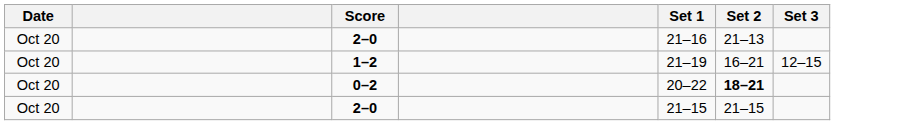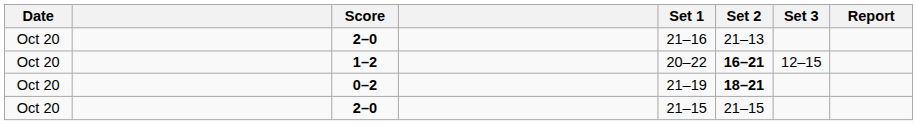+ column: (871, 16)
(687, 62) 21–19 -> (687, 62) 20–22
(744, 62) normal -> (744, 62) bold
(687, 85) 20–22 -> (687, 85) 21–19
